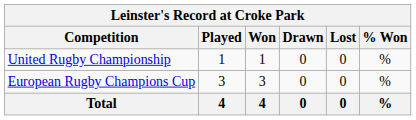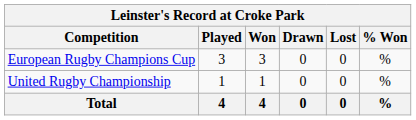rows swapped: (101, 81) <-> (89, 59)
